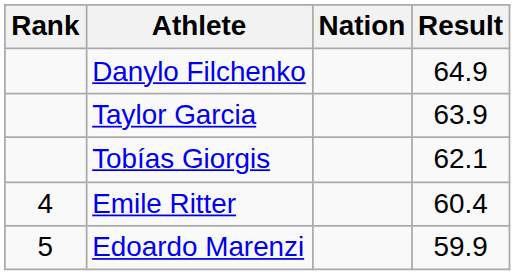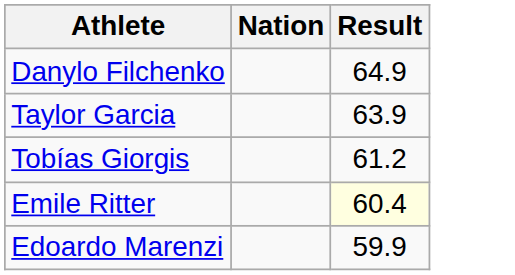- column: (45, 26)
(461, 159) 62.1 -> (380, 159) 61.2
(461, 203) no background -> (380, 203) lightyellow background
